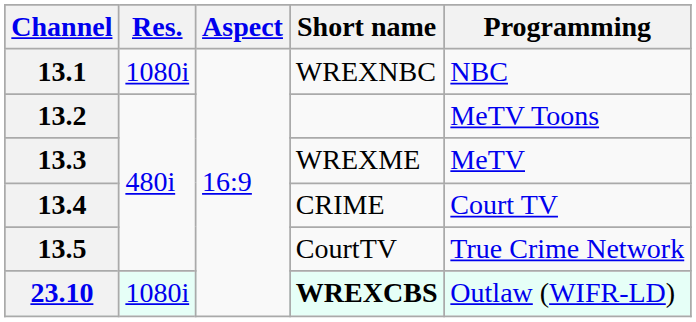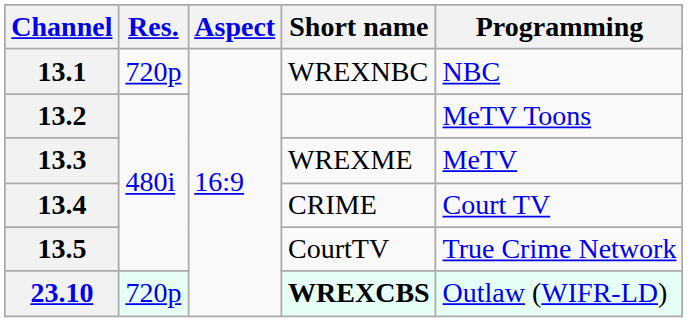(157, 71) 1080i -> (153, 71) 720p
(157, 293) 1080i -> (153, 293) 720p
